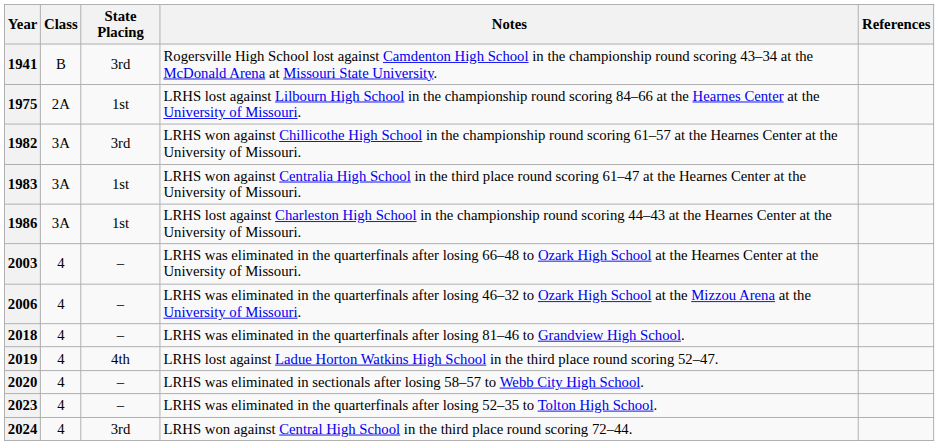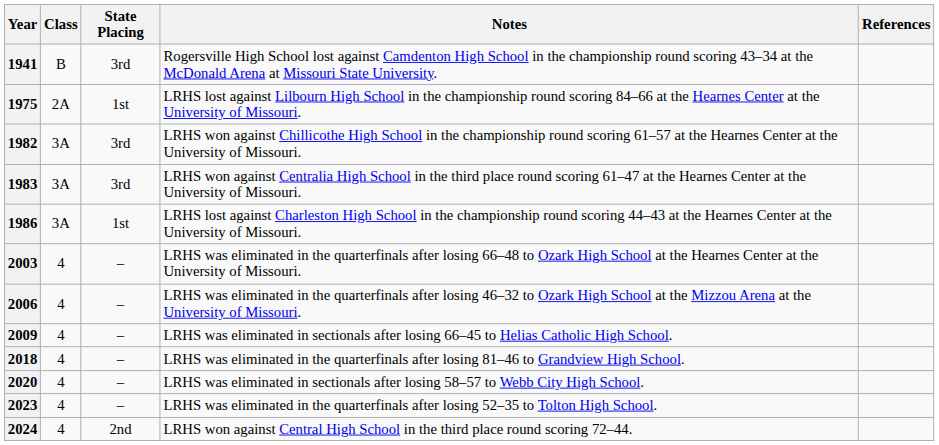(121, 184) 1st -> (121, 184) 3rd
+ row: (23, 335)
- row: (23, 358)
(121, 428) 3rd -> (121, 428) 2nd
